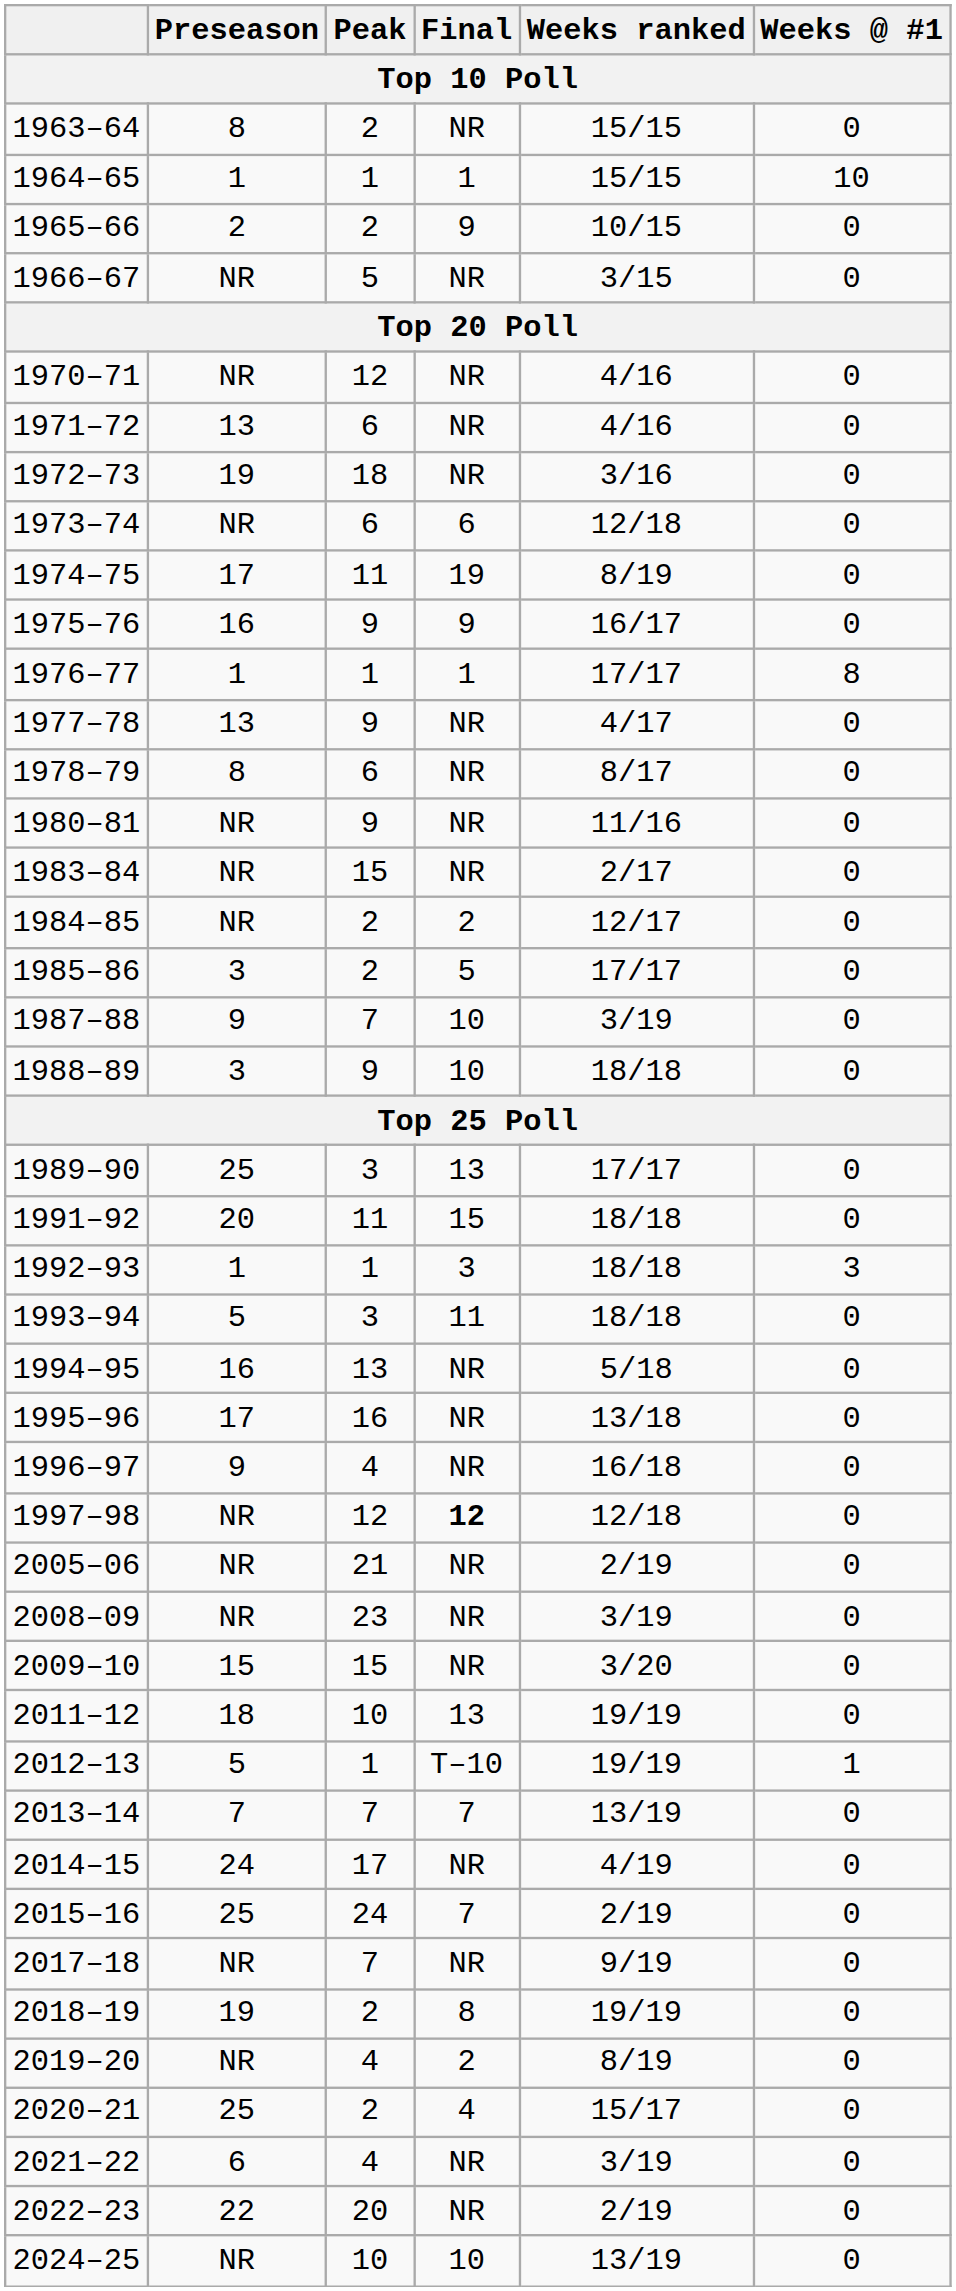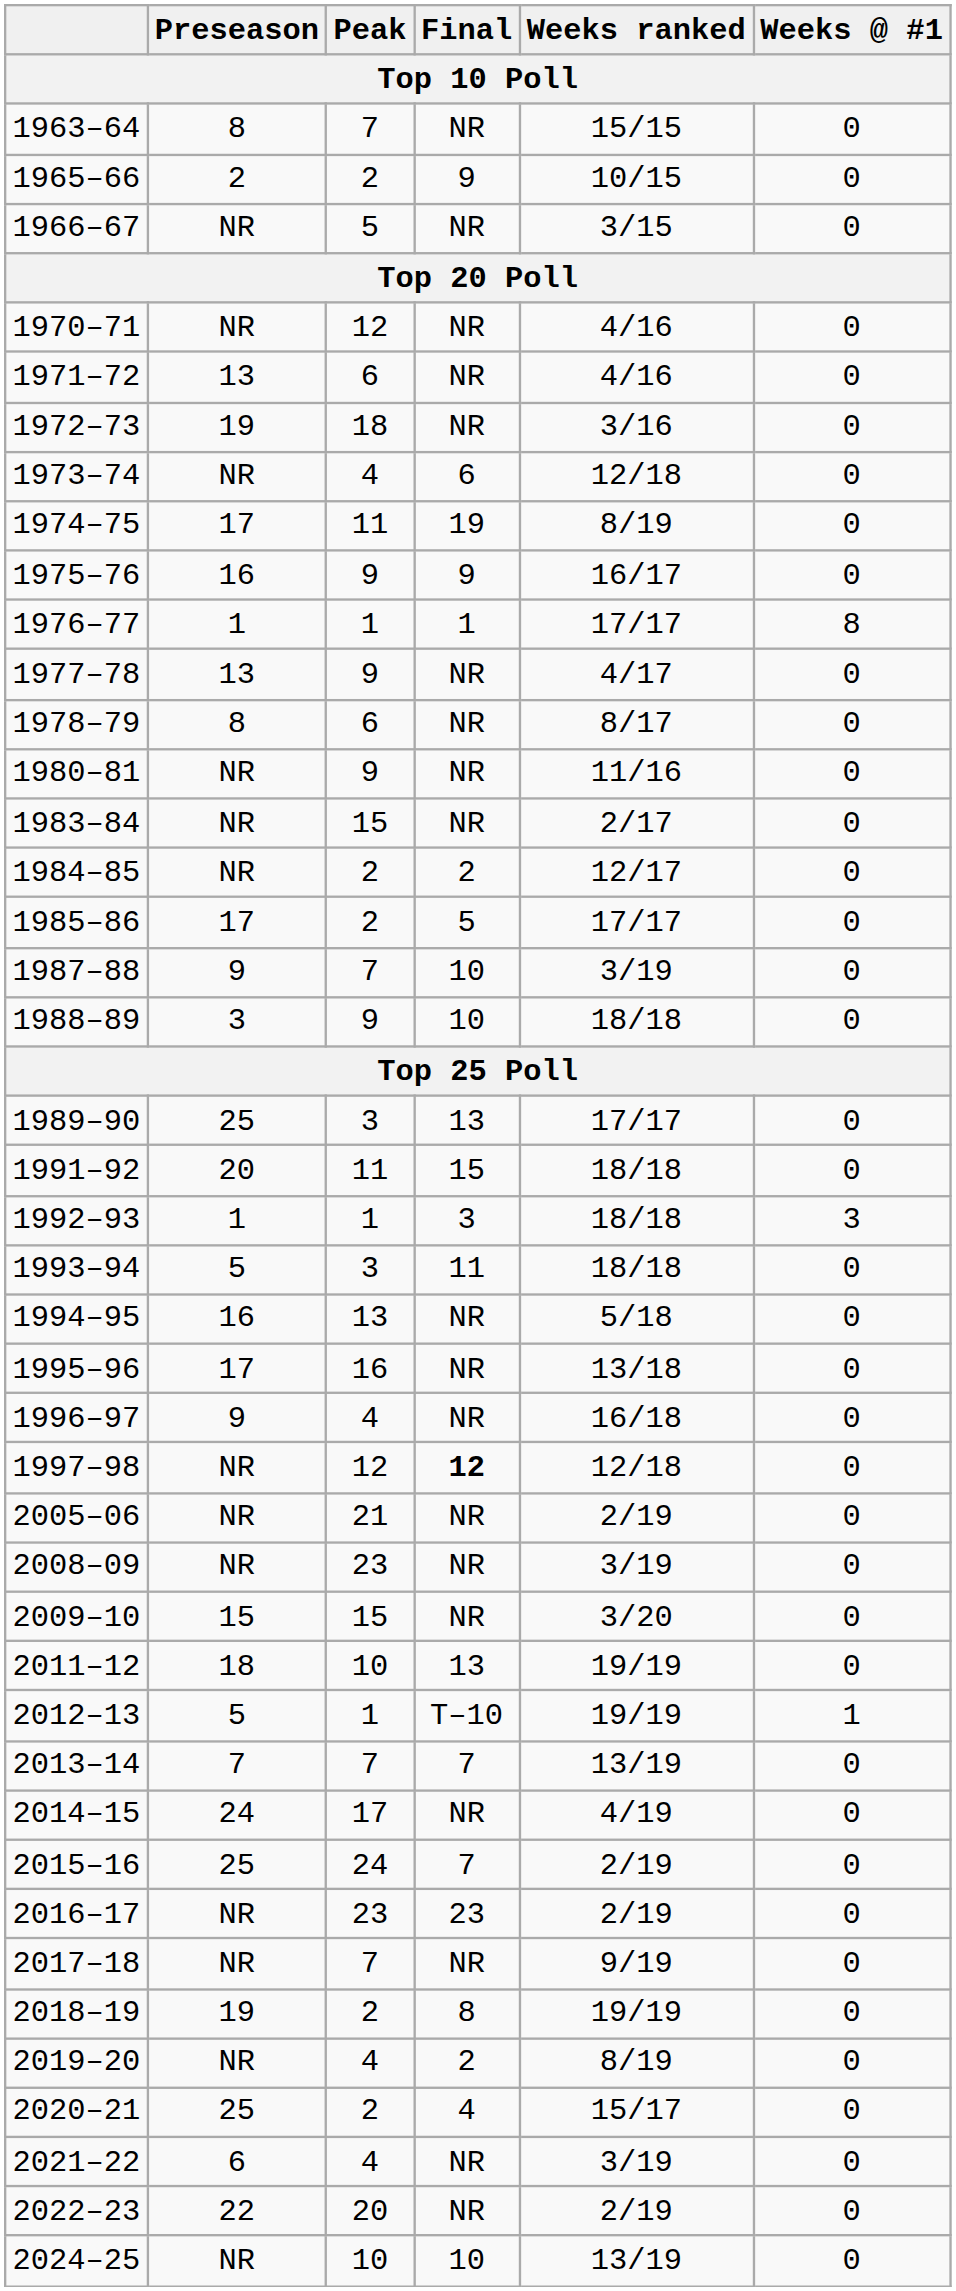(370, 129) 2 -> (370, 129) 7
- row: (76, 179)
(370, 526) 6 -> (370, 476) 4
(237, 972) 3 -> (237, 922) 17
+ row: (76, 1914)
